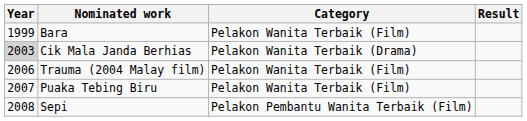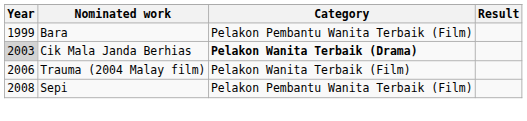(311, 32) Pelakon Wanita Terbaik (Film) -> (342, 32) Pelakon Pembantu Wanita Terbaik (Film)
(314, 51) normal -> (314, 51) bold
- row: (99, 88)
